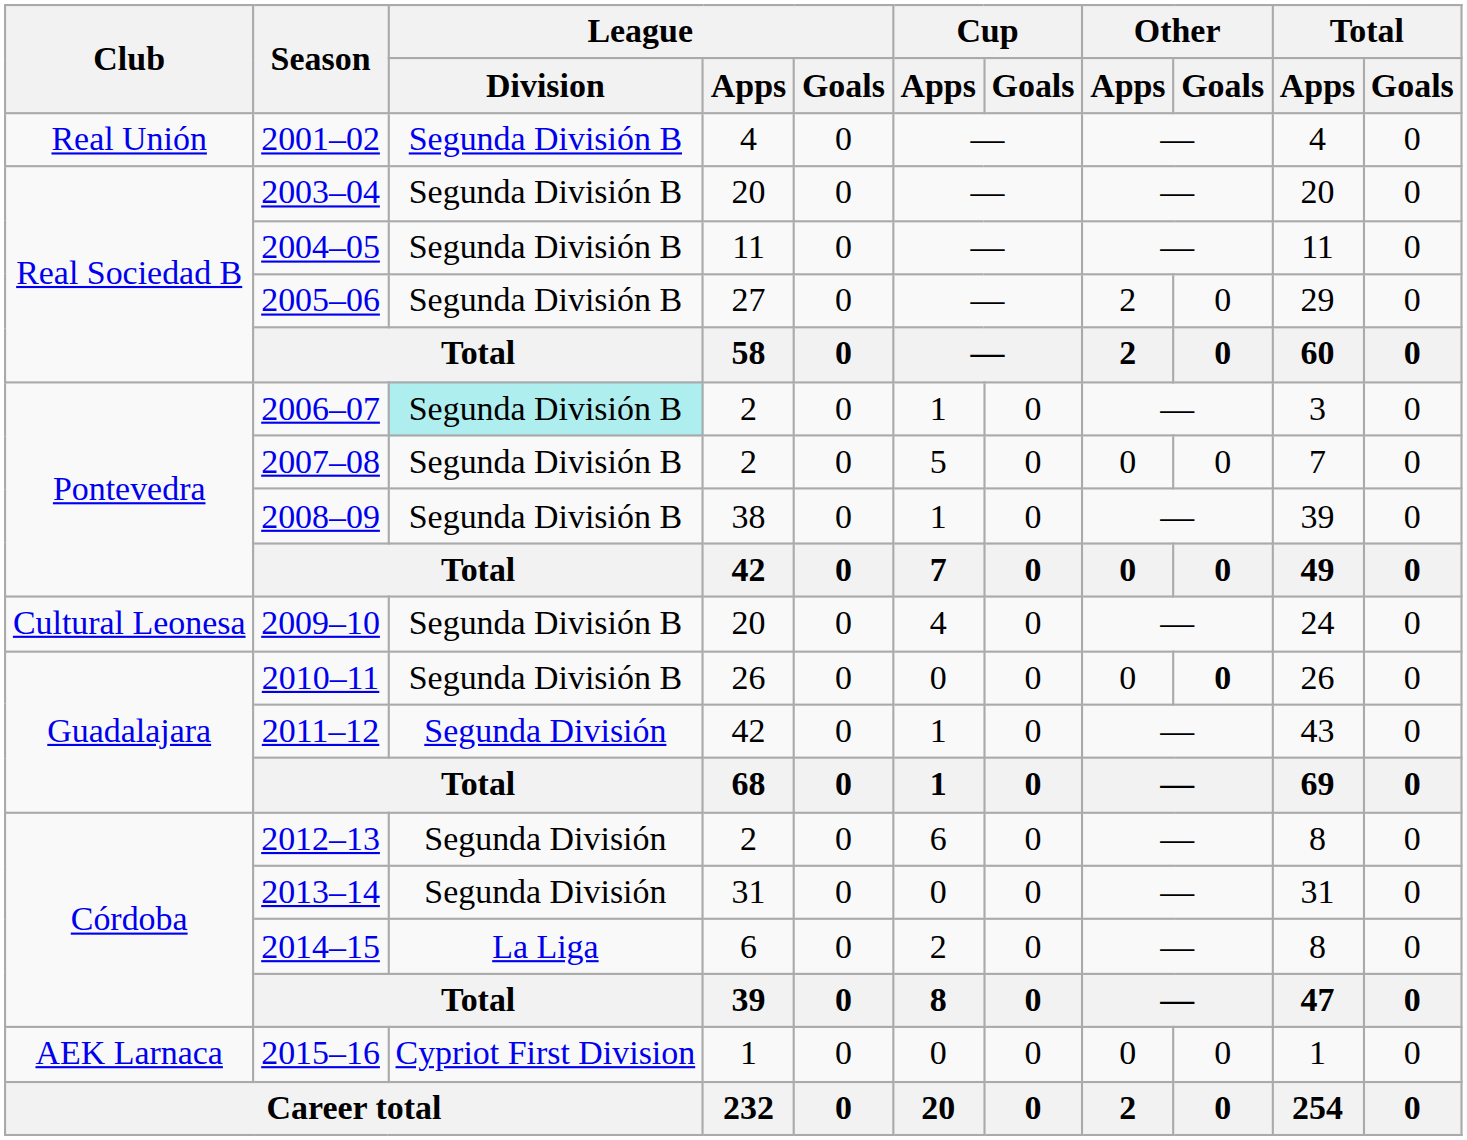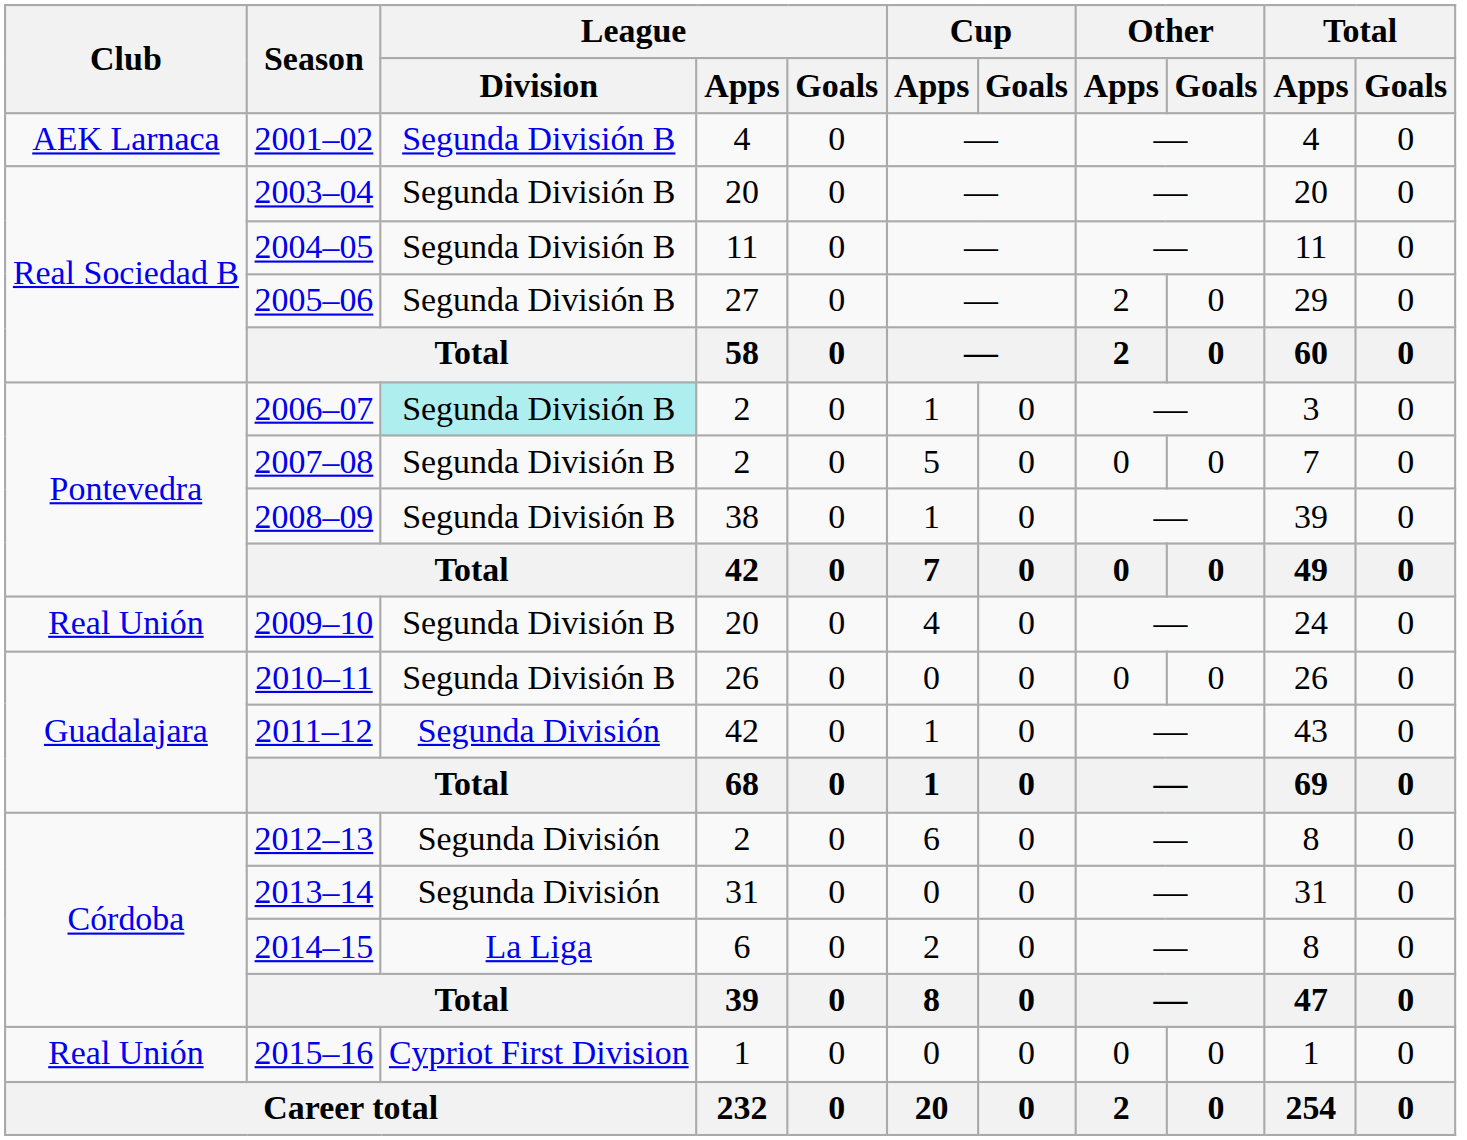(129, 138) Real Unión -> (126, 138) AEK Larnaca
(129, 623) Cultural Leonesa -> (126, 623) Real Unión
(1223, 676) bold -> (1216, 676) normal
(129, 1053) AEK Larnaca -> (126, 1053) Real Unión
